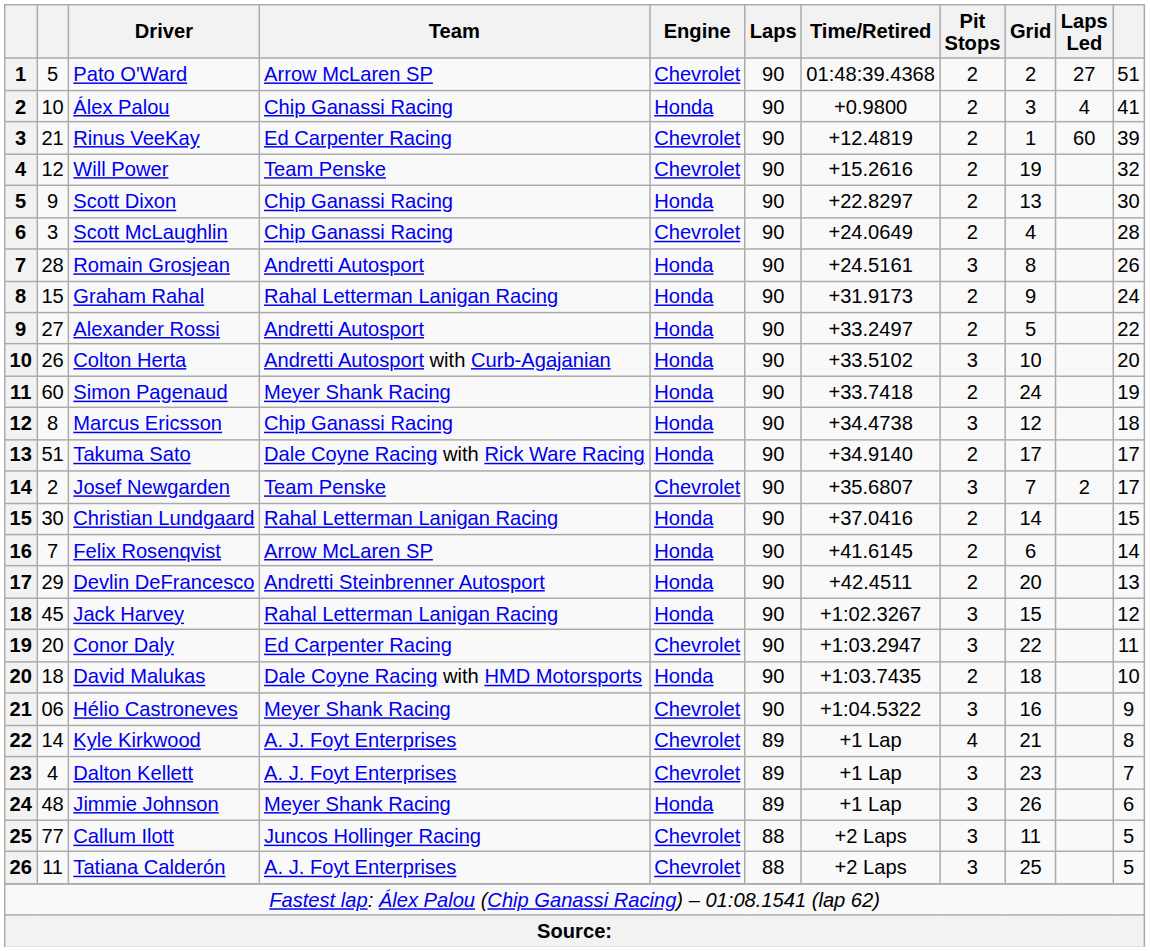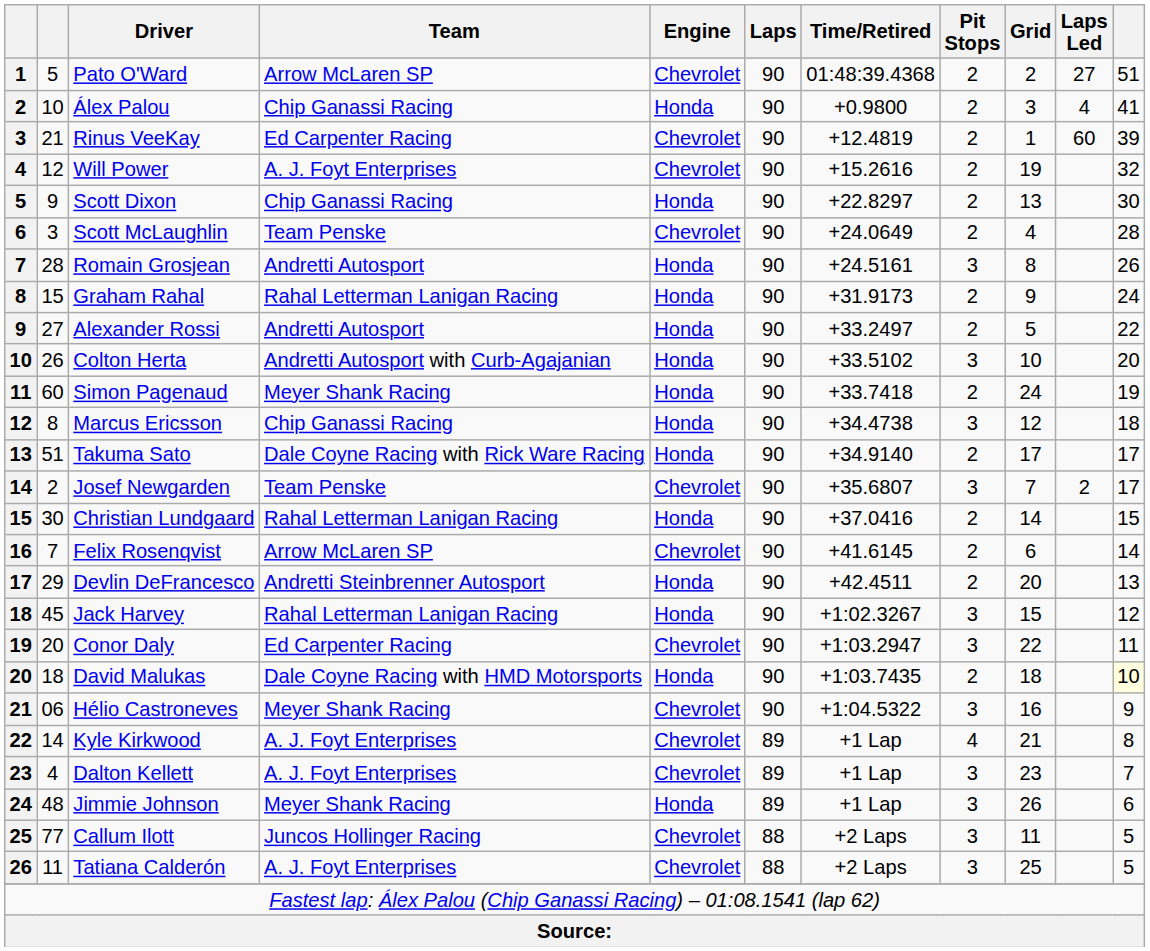(325, 169) Team Penske -> (360, 169) A. J. Foyt Enterprises
(359, 233) Chip Ganassi Racing -> (325, 233) Team Penske
(684, 550) Honda -> (697, 550) Chevrolet
(1128, 677) no background -> (1128, 677) lightyellow background
